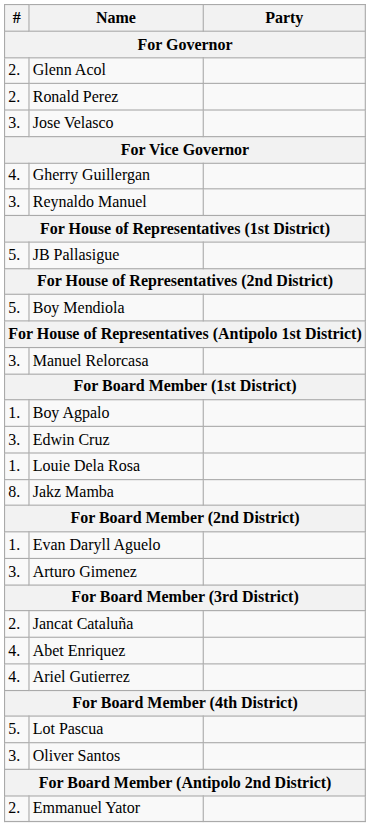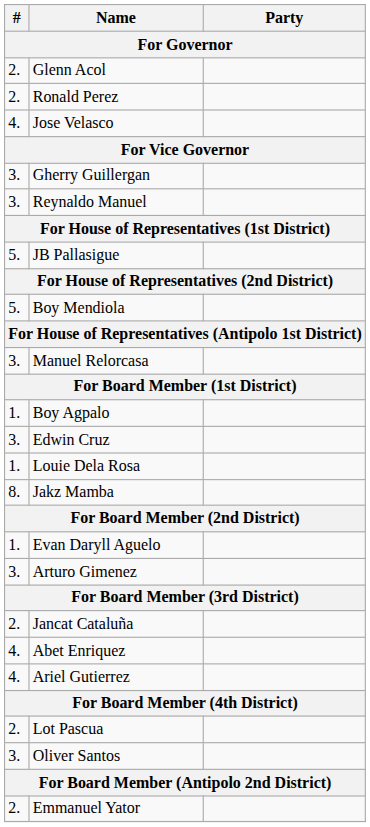(14, 123) 3. -> (14, 123) 4.
(14, 176) 4. -> (14, 176) 3.
(14, 729) 5. -> (14, 729) 2.
